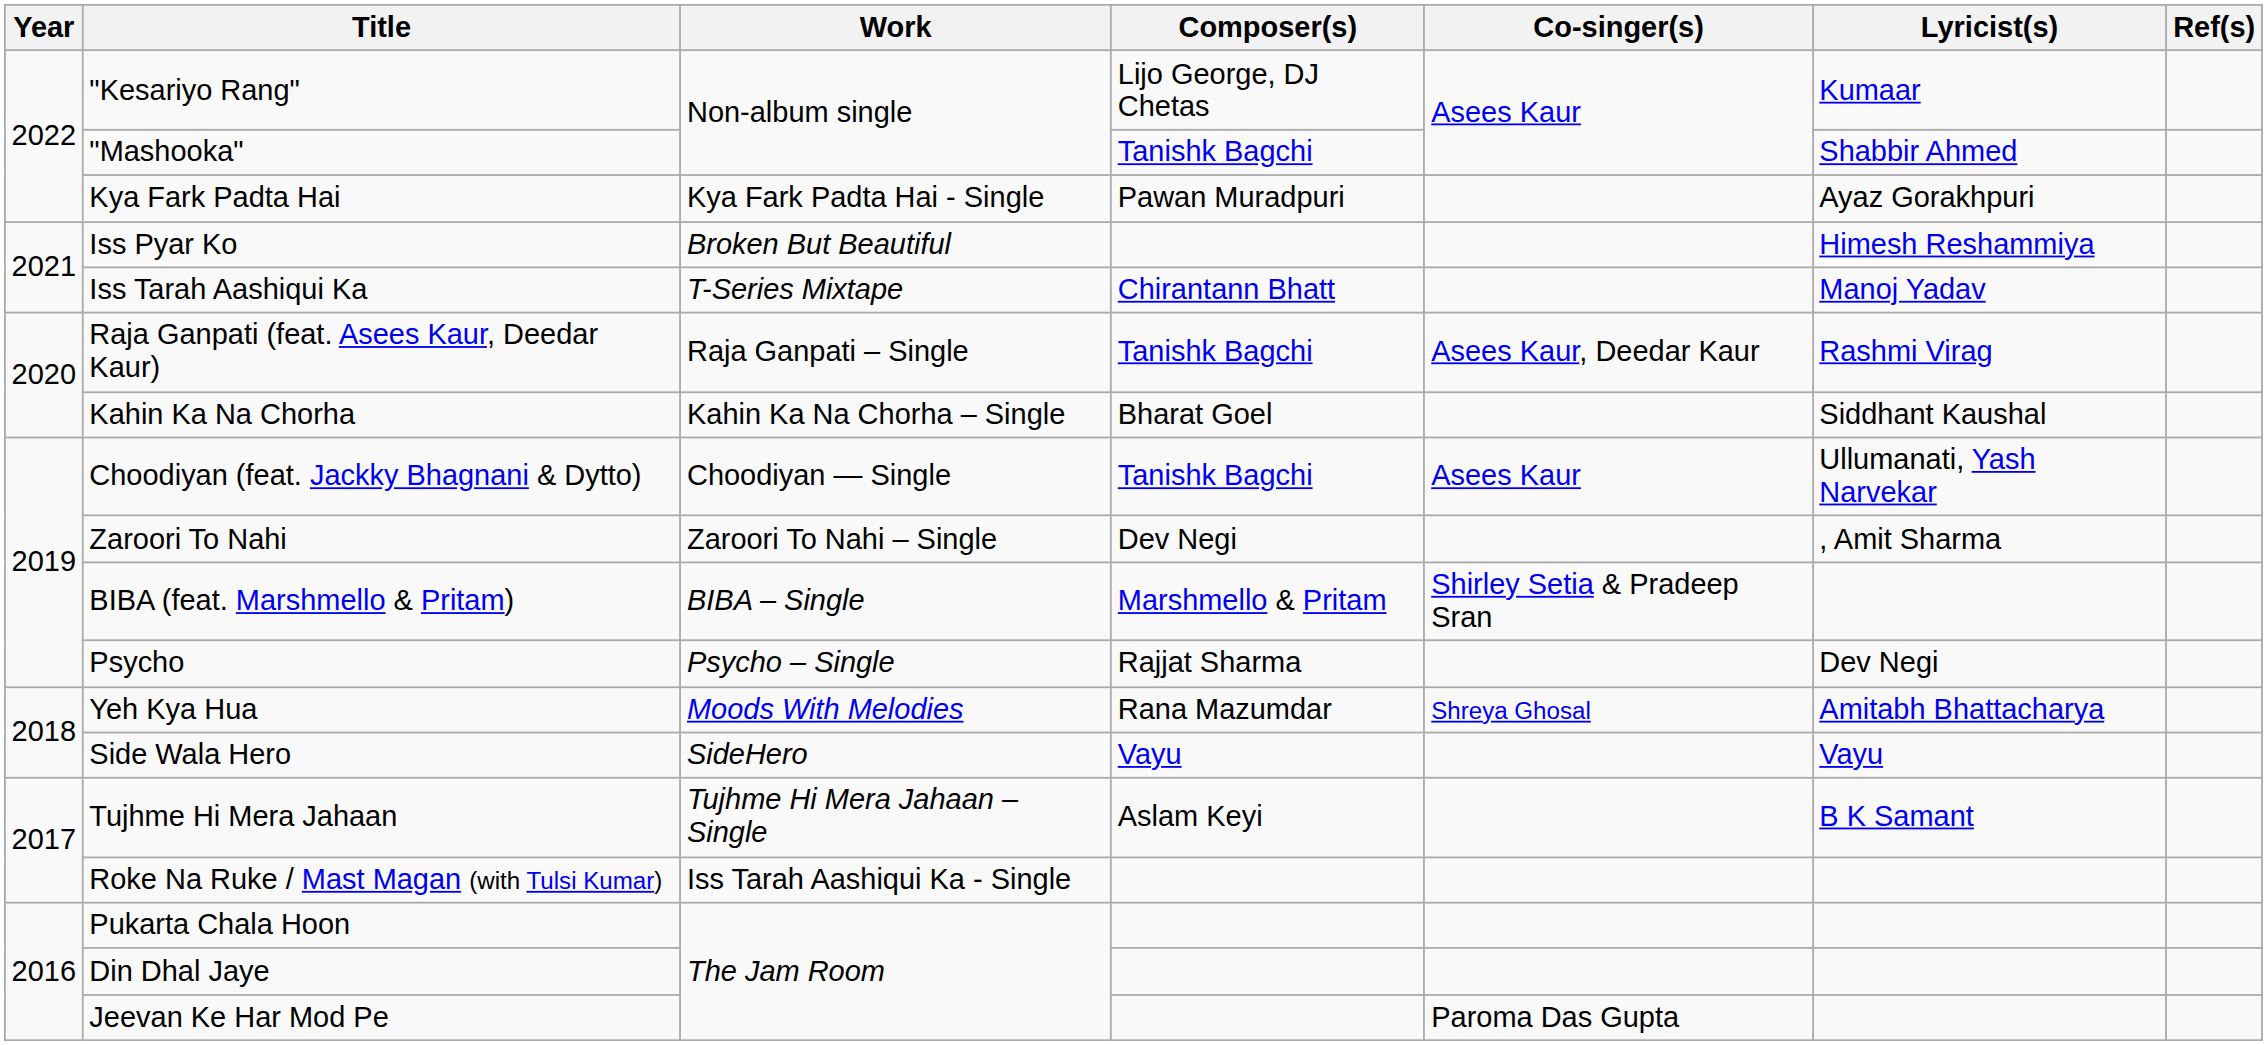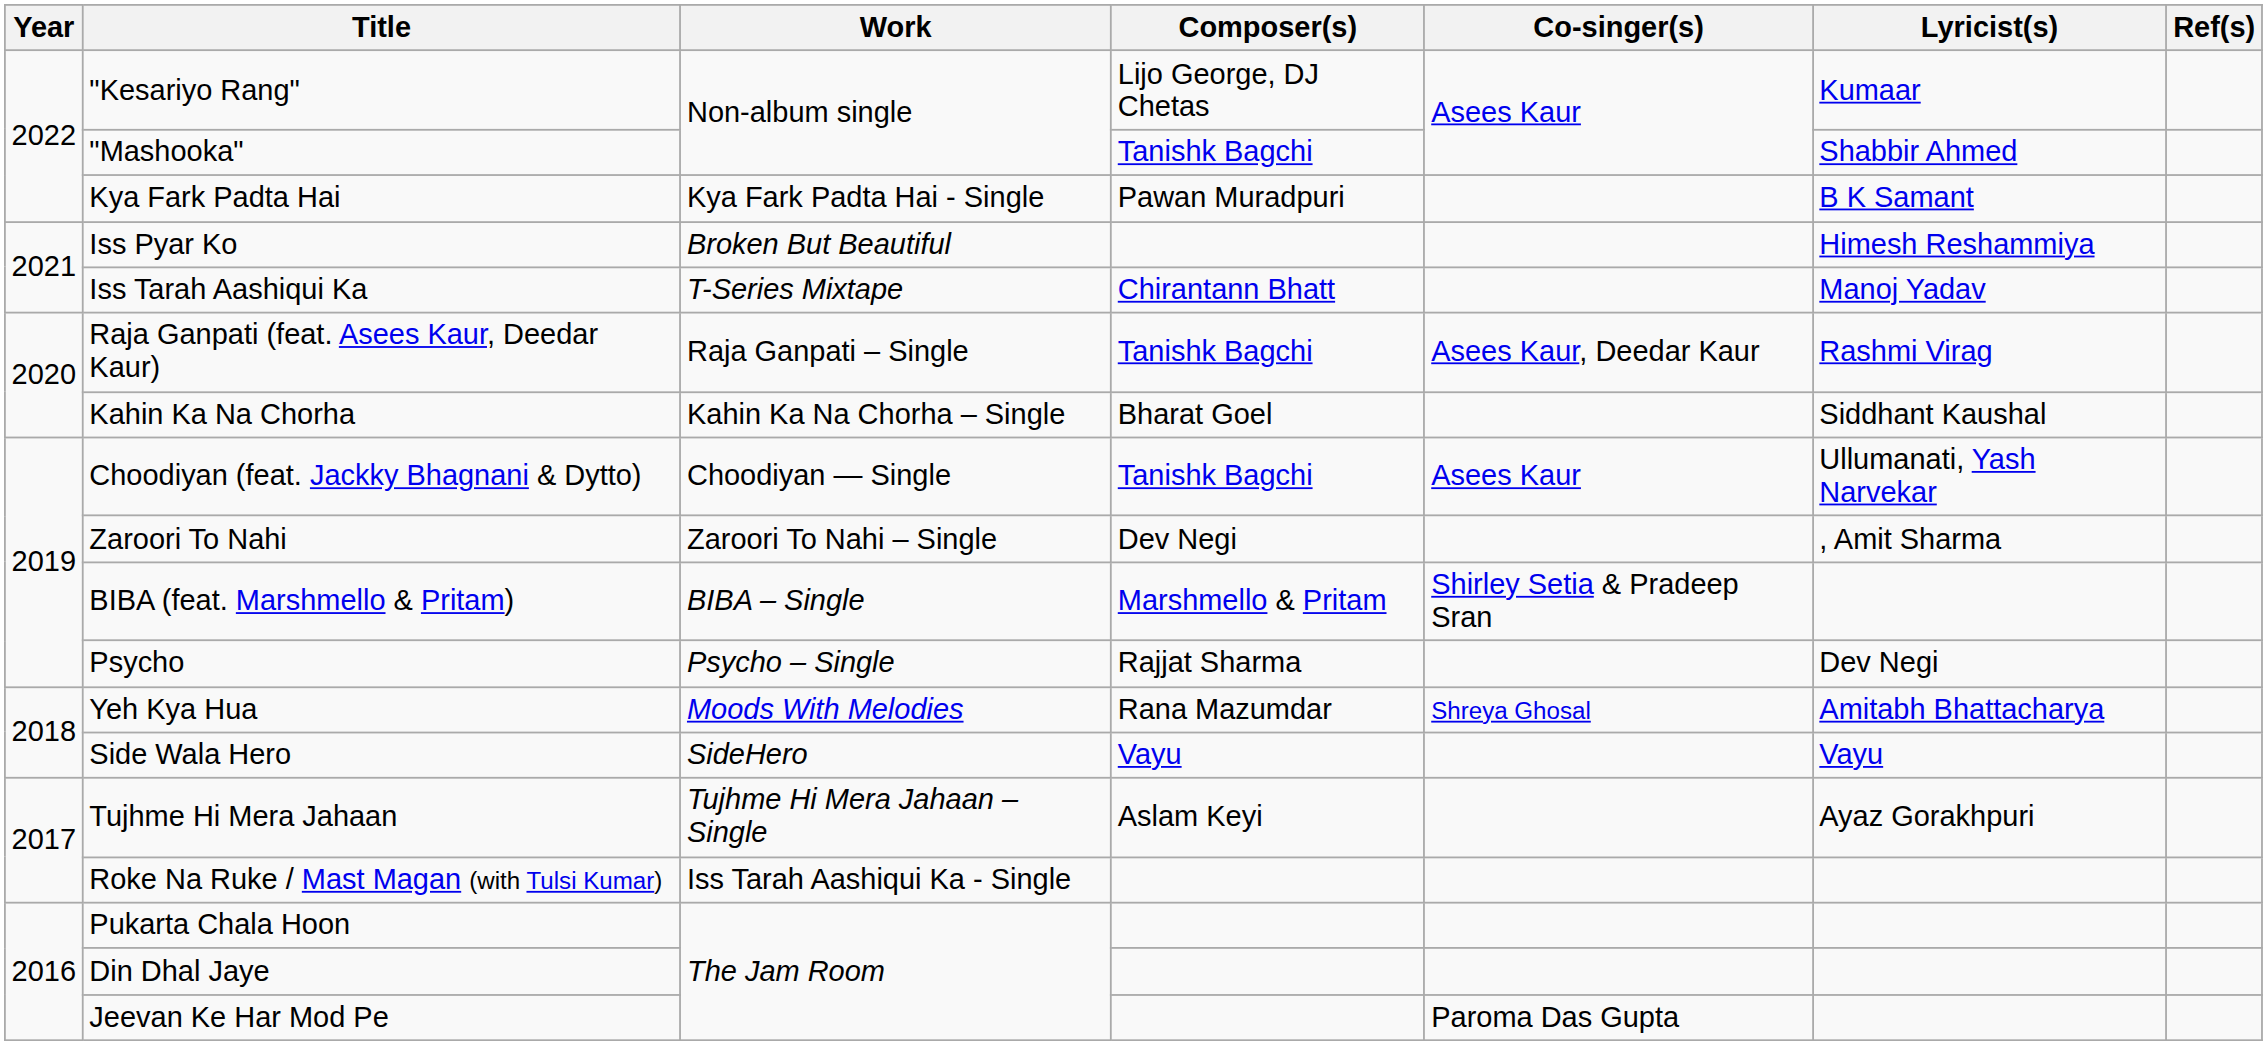(1927, 197) Ayaz Gorakhpuri -> (1897, 197) B K Samant
(1897, 817) B K Samant -> (1927, 817) Ayaz Gorakhpuri
